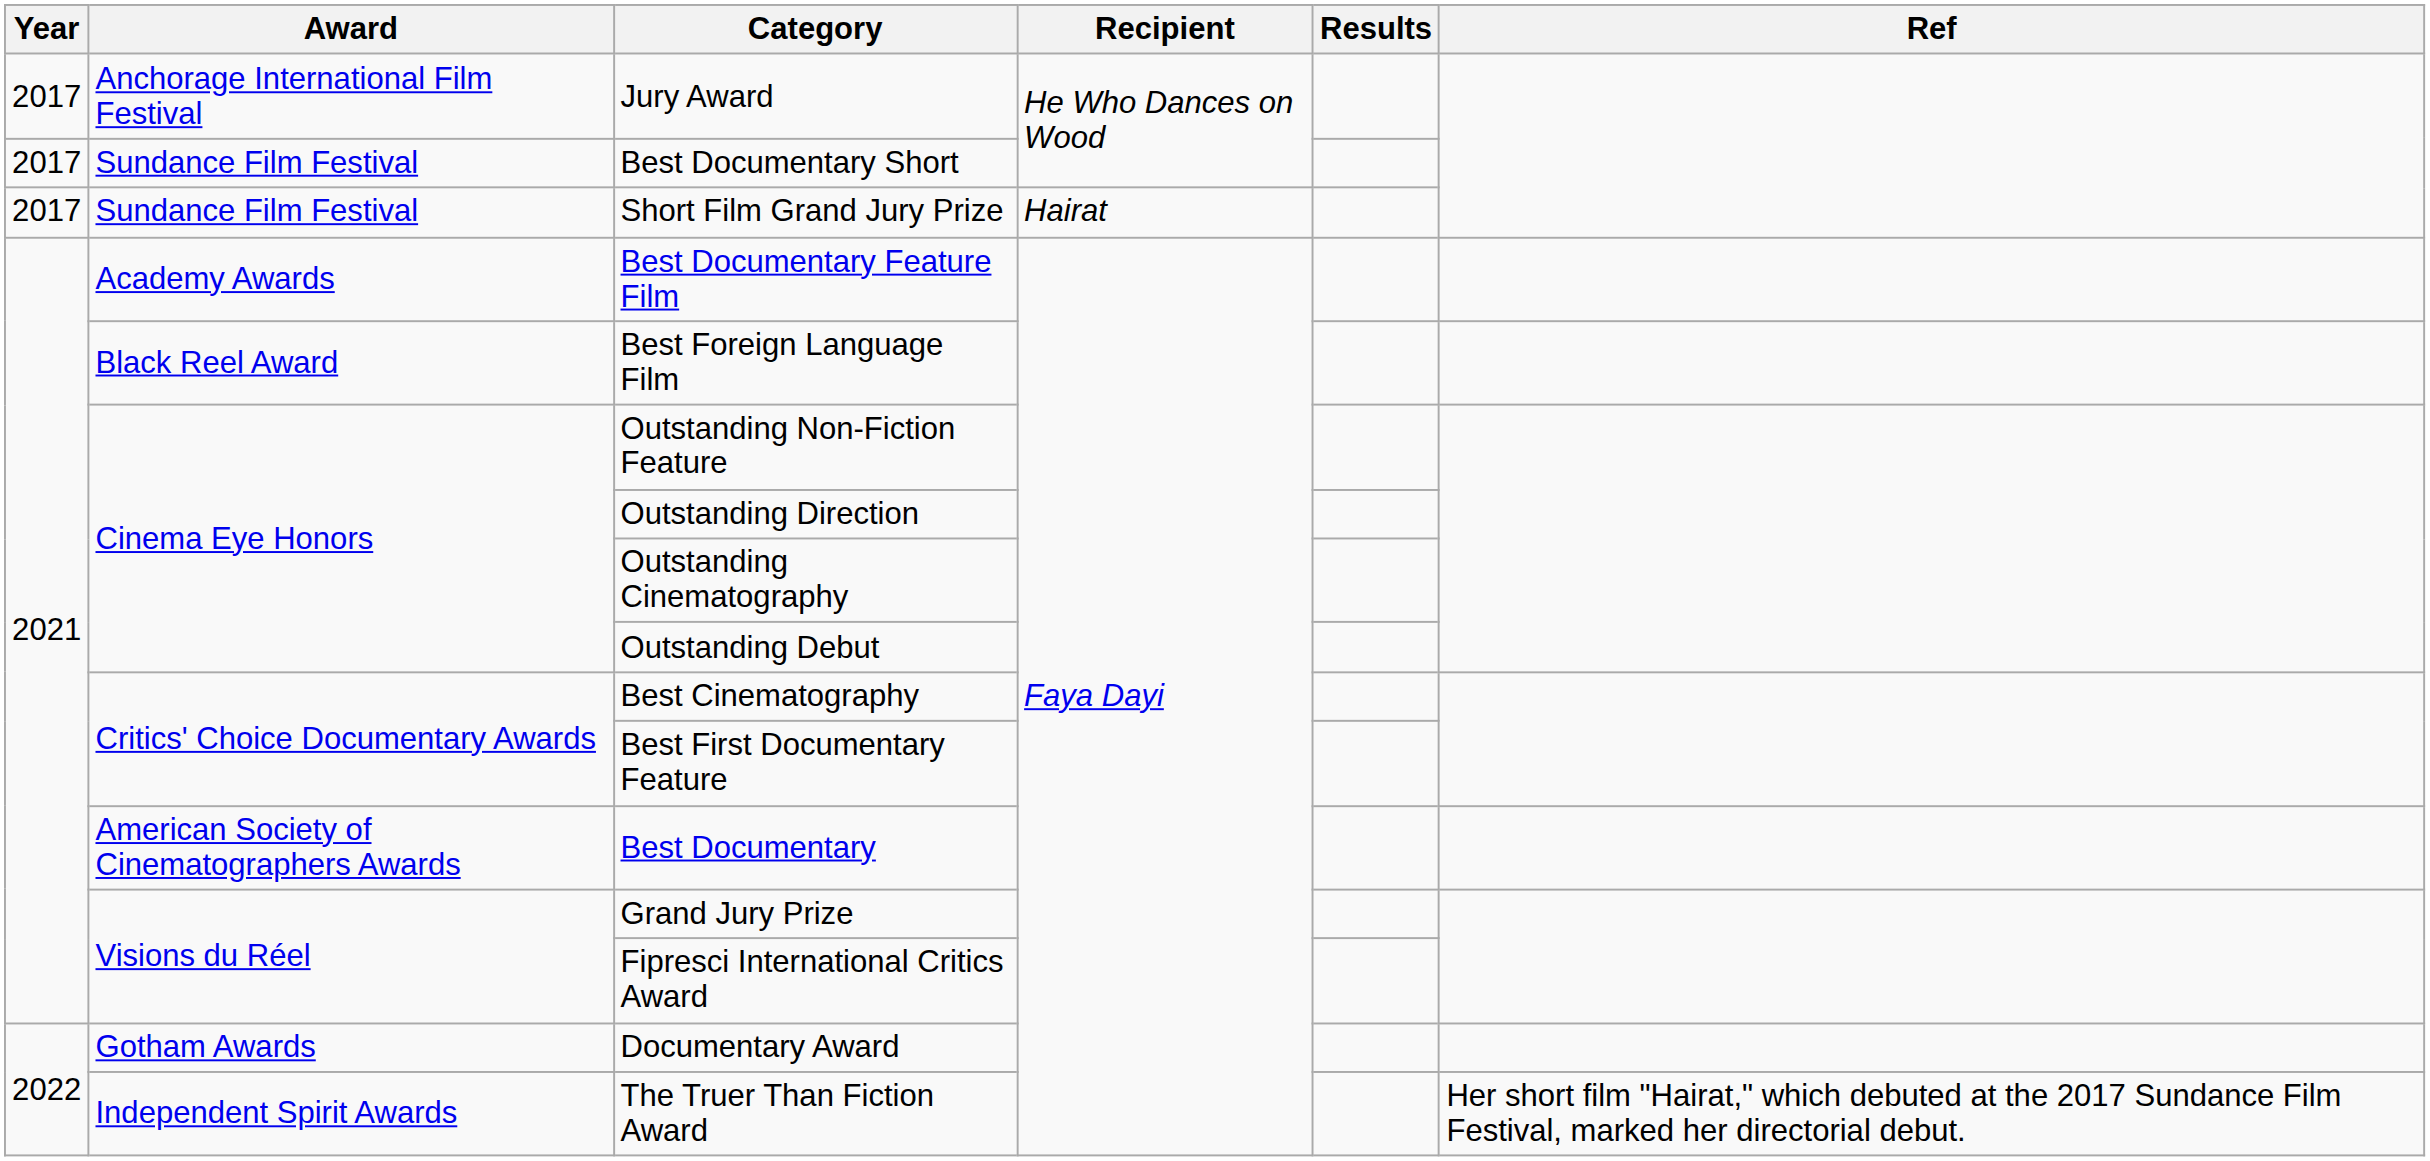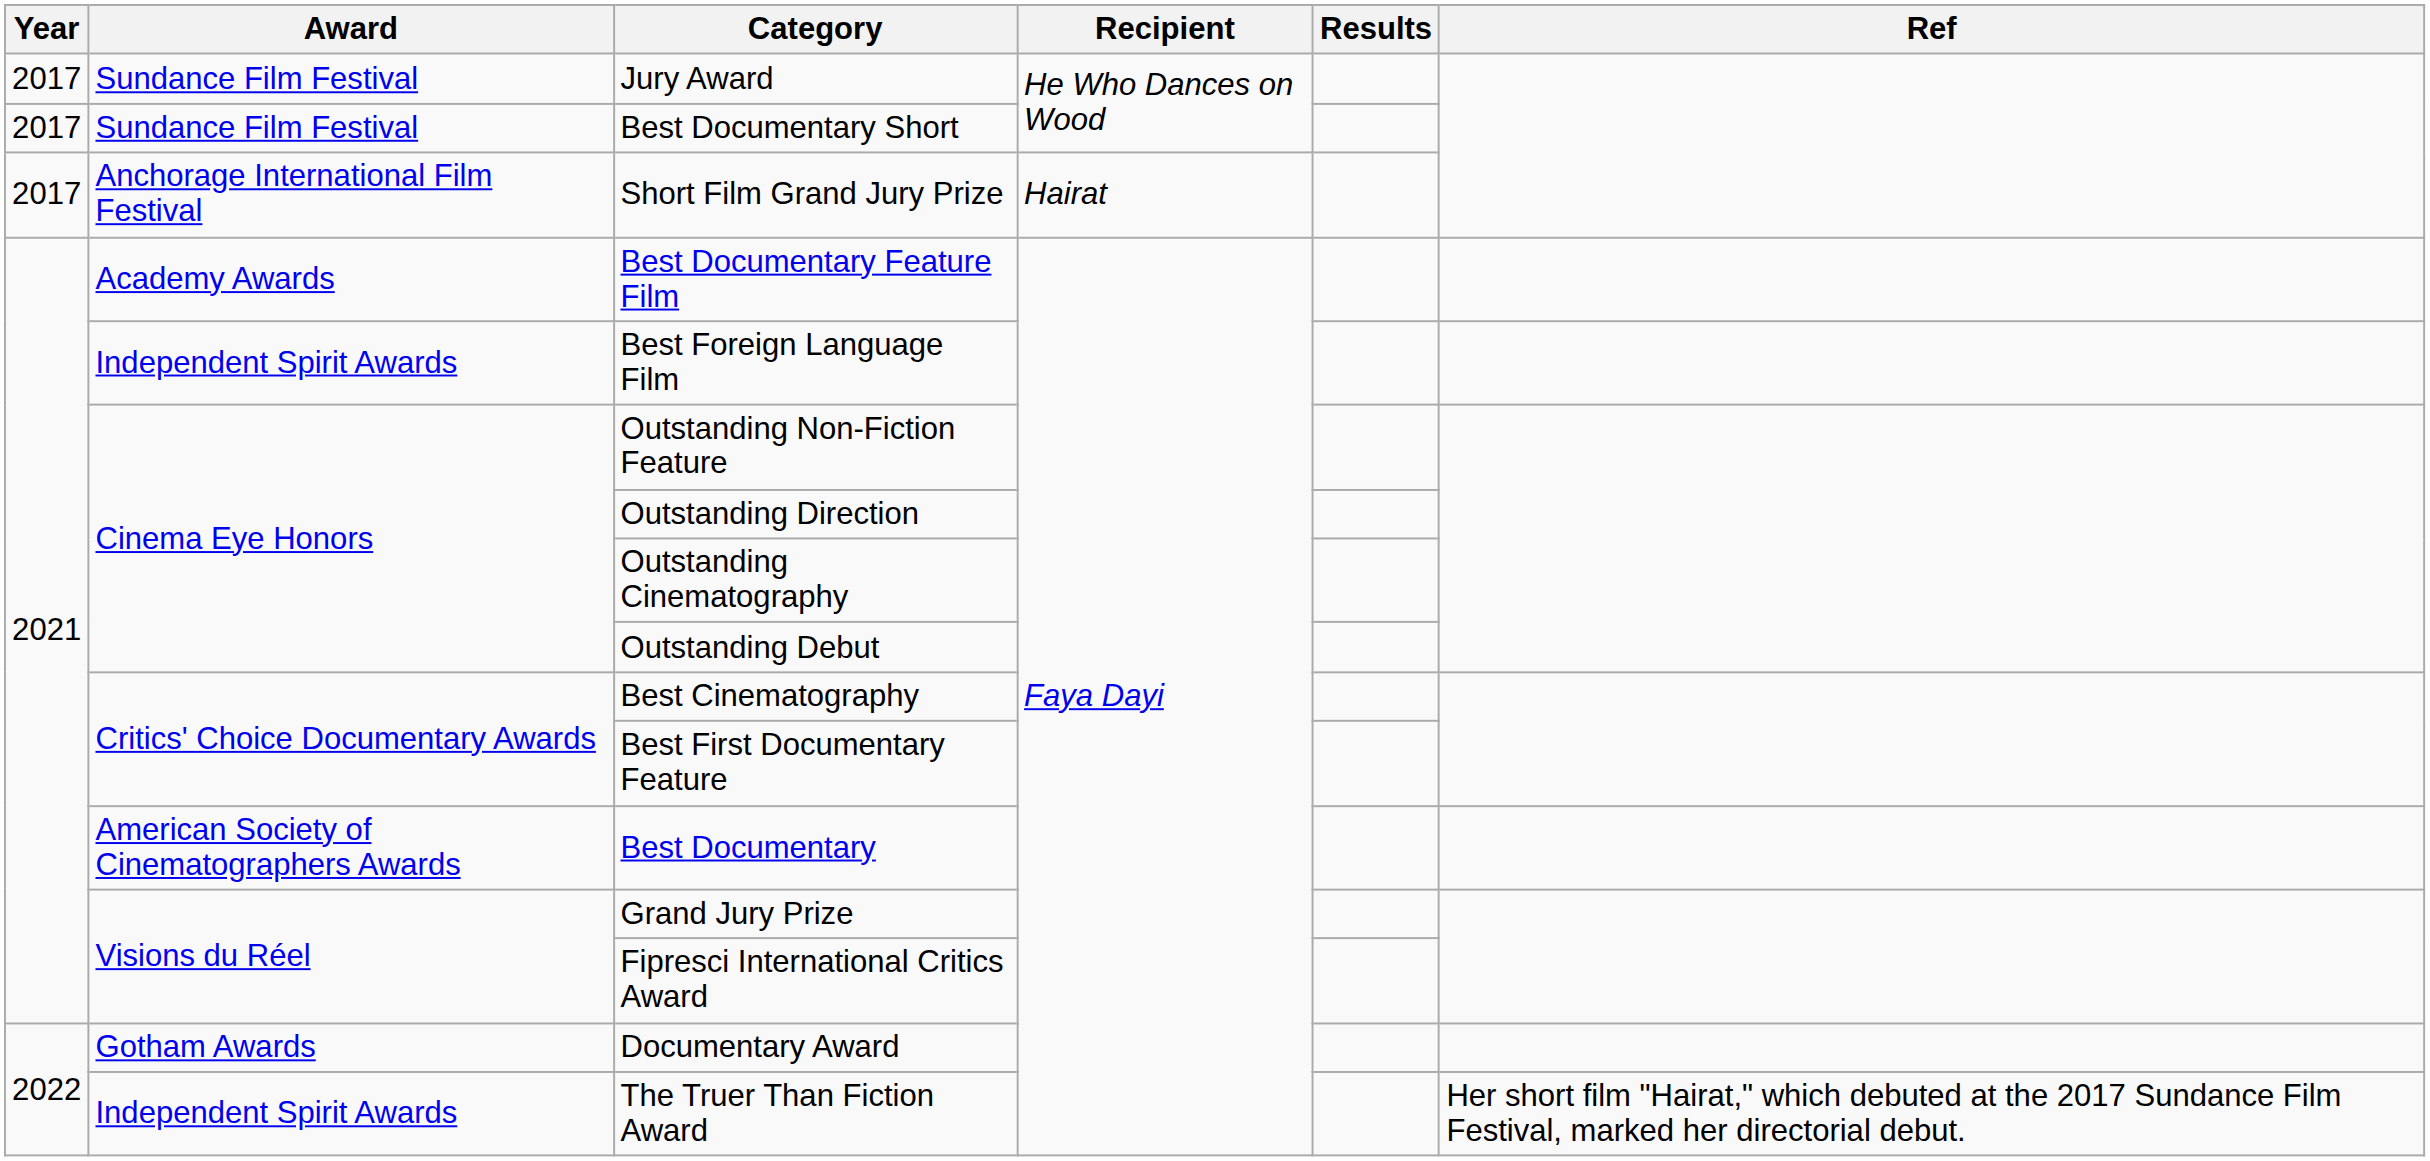(294, 95) Anchorage International Film Festival -> (257, 78) Sundance Film Festival
(257, 211) Sundance Film Festival -> (294, 194) Anchorage International Film Festival
(217, 362) Black Reel Award -> (276, 362) Independent Spirit Awards
